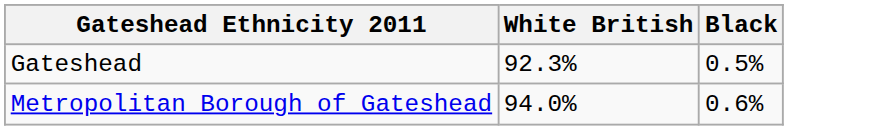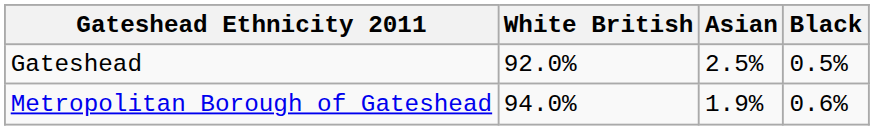+ column: (741, 25)
(540, 64) 92.3% -> (540, 64) 92.0%
